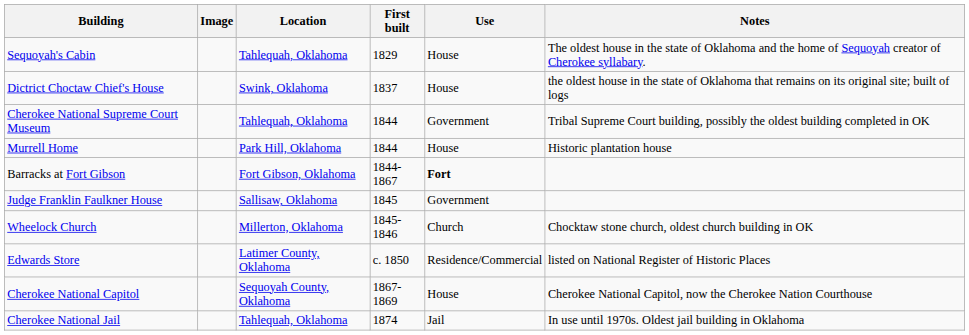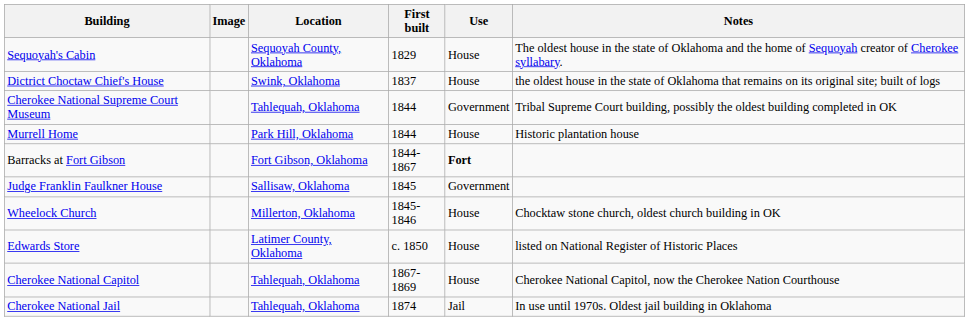(293, 54) Tahlequah, Oklahoma -> (296, 54) Sequoyah County, Oklahoma
(445, 227) Church -> (464, 213) House
(485, 260) Residence/Commercial -> (464, 246) House
(284, 294) Sequoyah County, Oklahoma -> (305, 280) Tahlequah, Oklahoma
